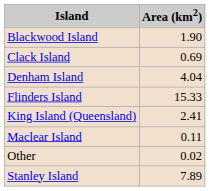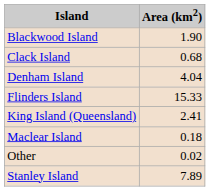(191, 57) 0.69 -> (191, 57) 0.68
(191, 136) 0.11 -> (191, 136) 0.18
